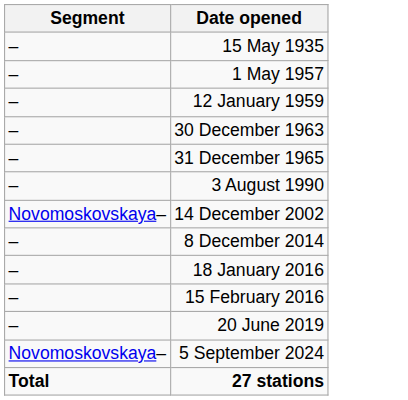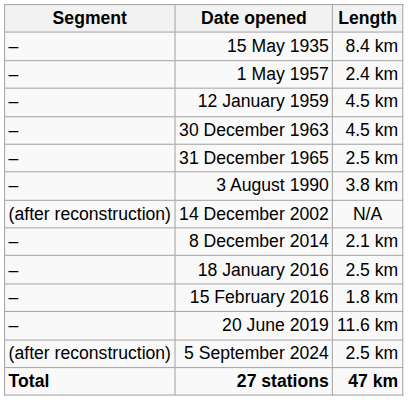+ column: (368, 18)
(87, 213) Novomoskovskaya– -> (90, 213) (after reconstruction)
(87, 353) Novomoskovskaya– -> (90, 353) (after reconstruction)
